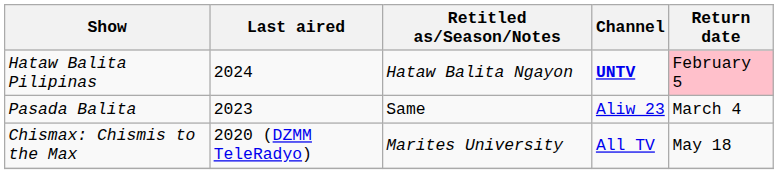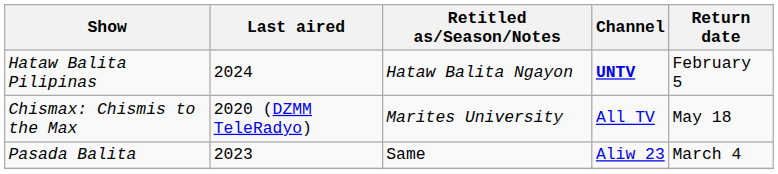(712, 73) pink background -> (712, 73) no background
rows swapped: (72, 109) <-> (102, 145)
